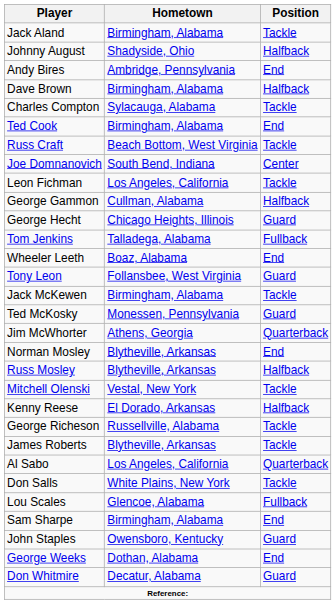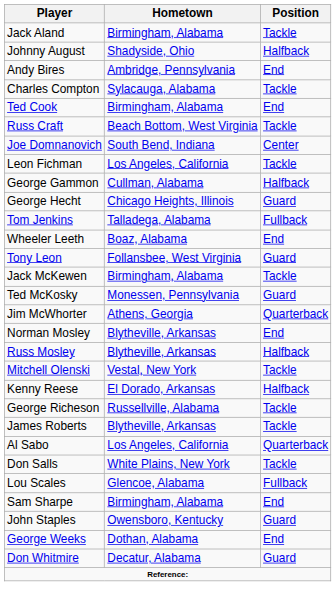- row: (39, 88)
